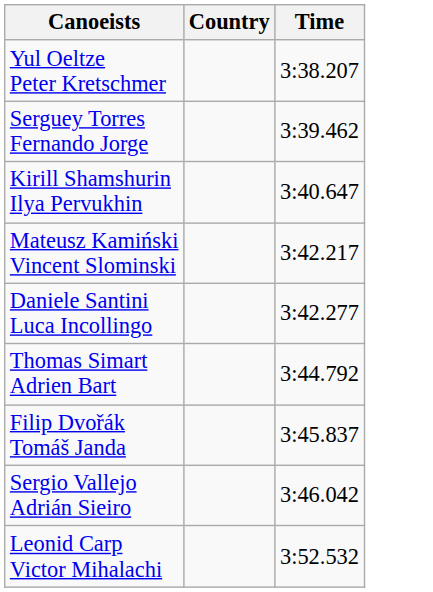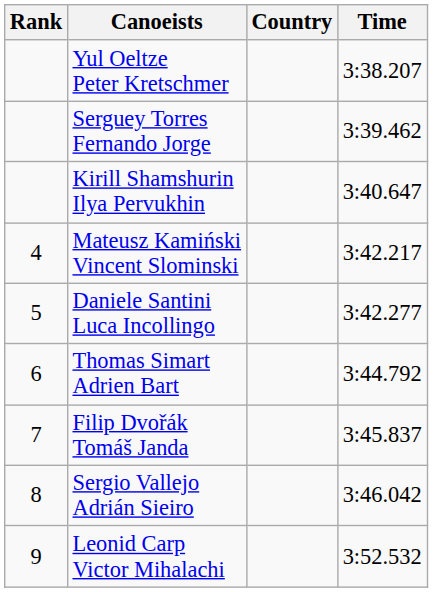+ column: (36, 22)
